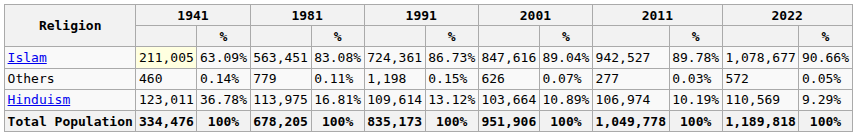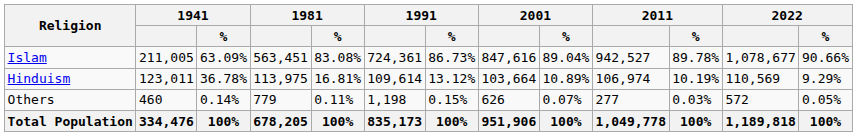(166, 57) lightyellow background -> (166, 57) no background
rows swapped: (39, 100) <-> (31, 79)
